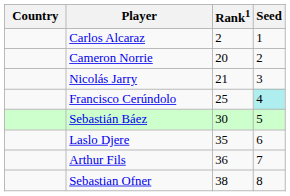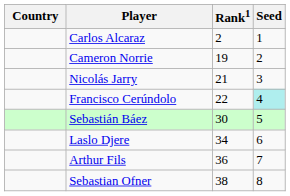(222, 58) 20 -> (222, 58) 19
(222, 99) 25 -> (222, 99) 22
(222, 139) 35 -> (222, 139) 34
